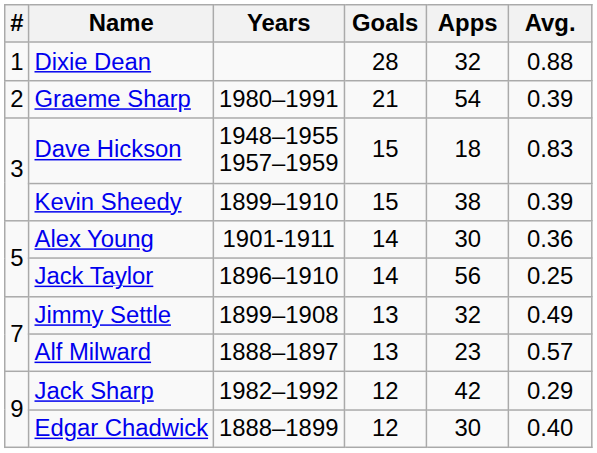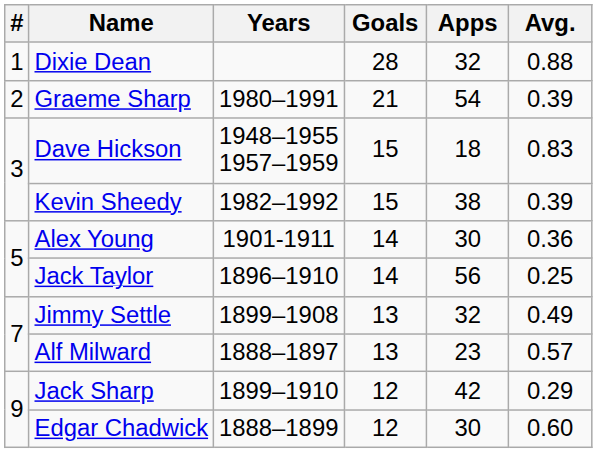(279, 201) 1899–1910 -> (279, 201) 1982–1992
(279, 390) 1982–1992 -> (279, 390) 1899–1910
(550, 428) 0.40 -> (550, 428) 0.60
